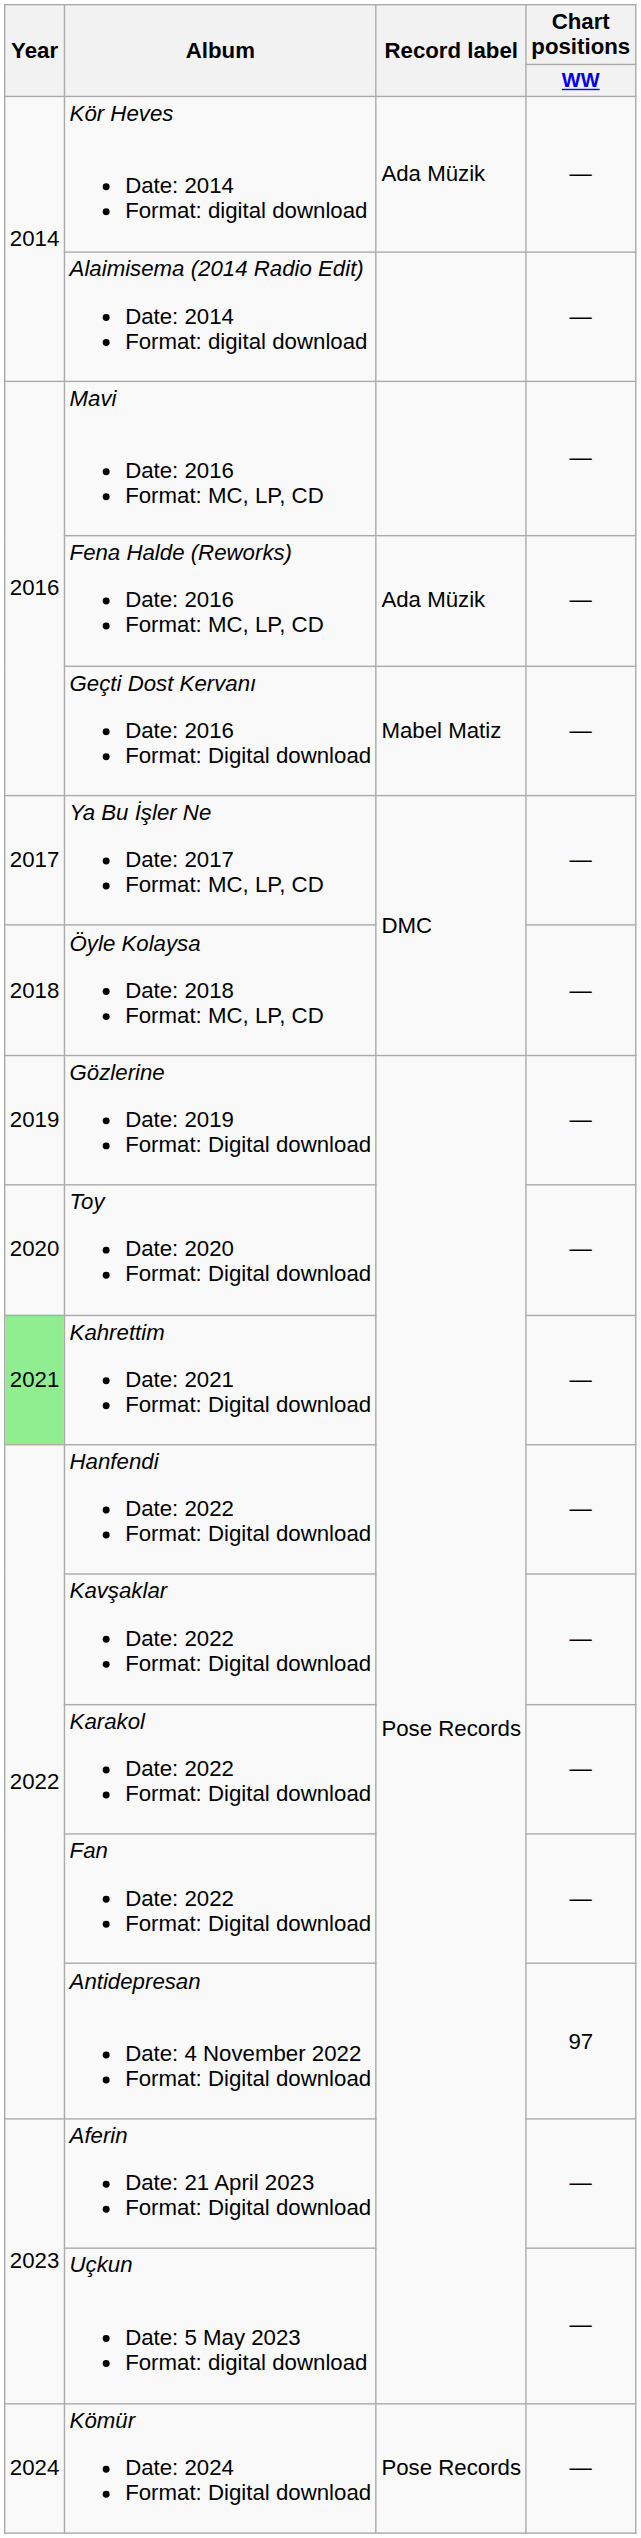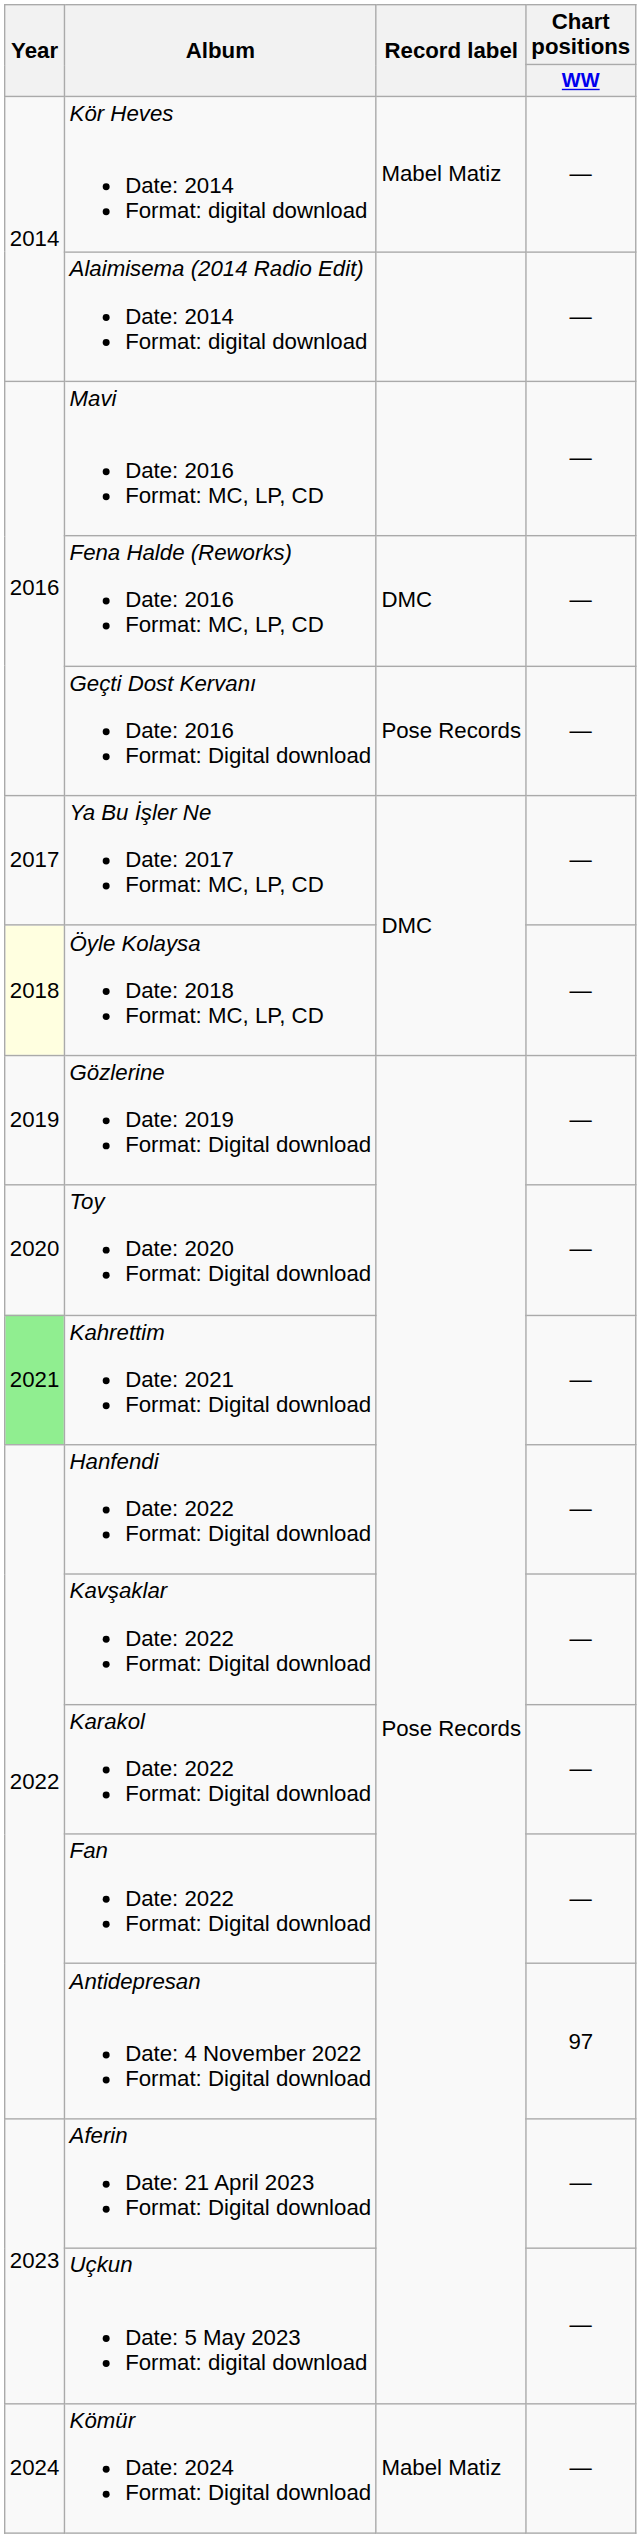(433, 173) Ada Müzik -> (441, 173) Mabel Matiz
(433, 600) Ada Müzik -> (407, 600) DMC
(441, 730) Mabel Matiz -> (451, 730) Pose Records
(35, 990) no background -> (35, 990) lightyellow background
(451, 2467) Pose Records -> (441, 2467) Mabel Matiz
